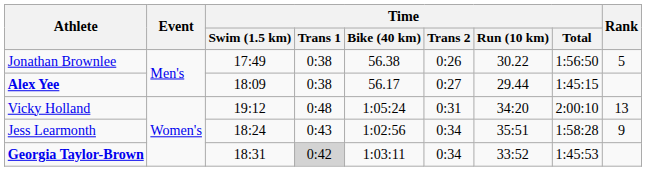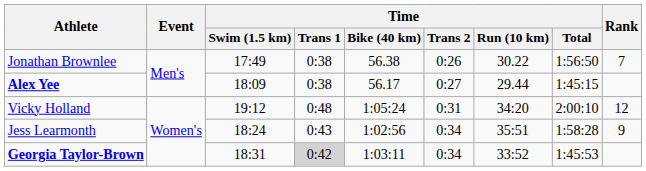(622, 61) 5 -> (622, 61) 7
(622, 108) 13 -> (622, 108) 12
